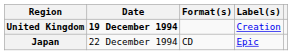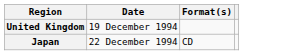- column: (259, 12)
(133, 27) bold -> (133, 27) normal
